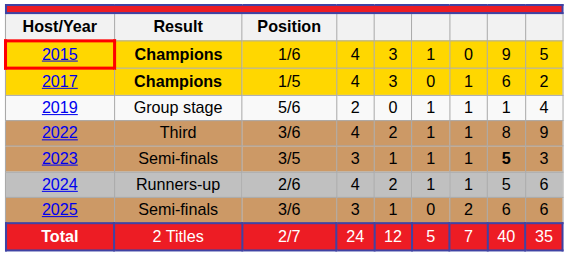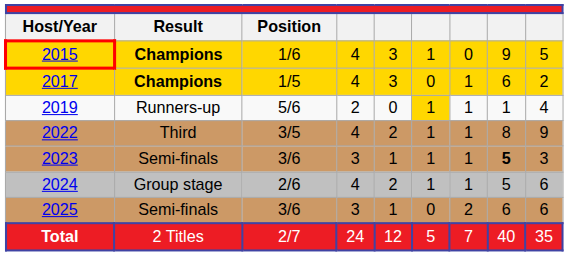(178, 107) Group stage -> (178, 107) Runners-up
(431, 107) no background -> (431, 107) gold background
(289, 133) 3/6 -> (289, 133) 3/5
(289, 158) 3/5 -> (289, 158) 3/6
(178, 184) Runners-up -> (178, 184) Group stage
